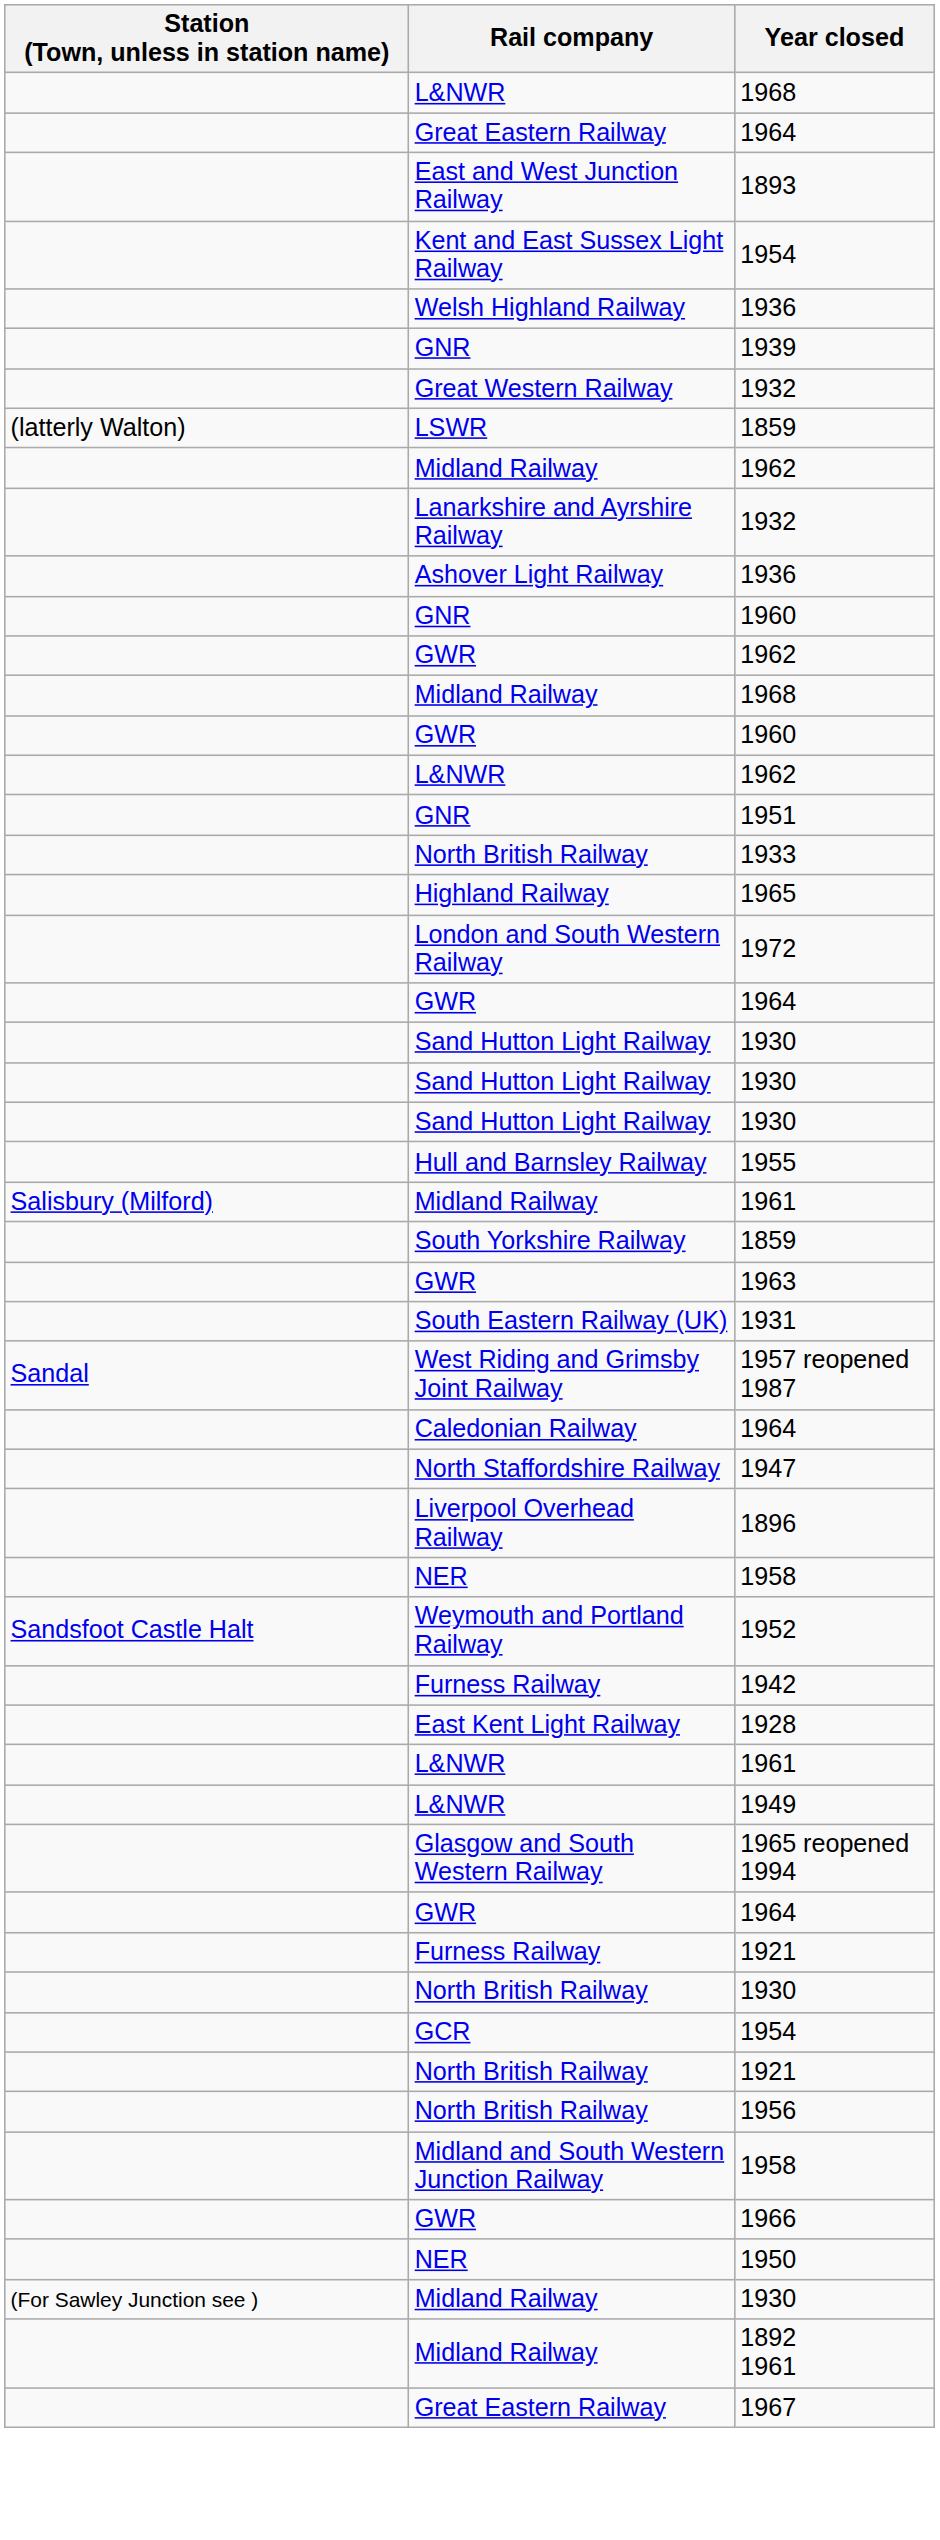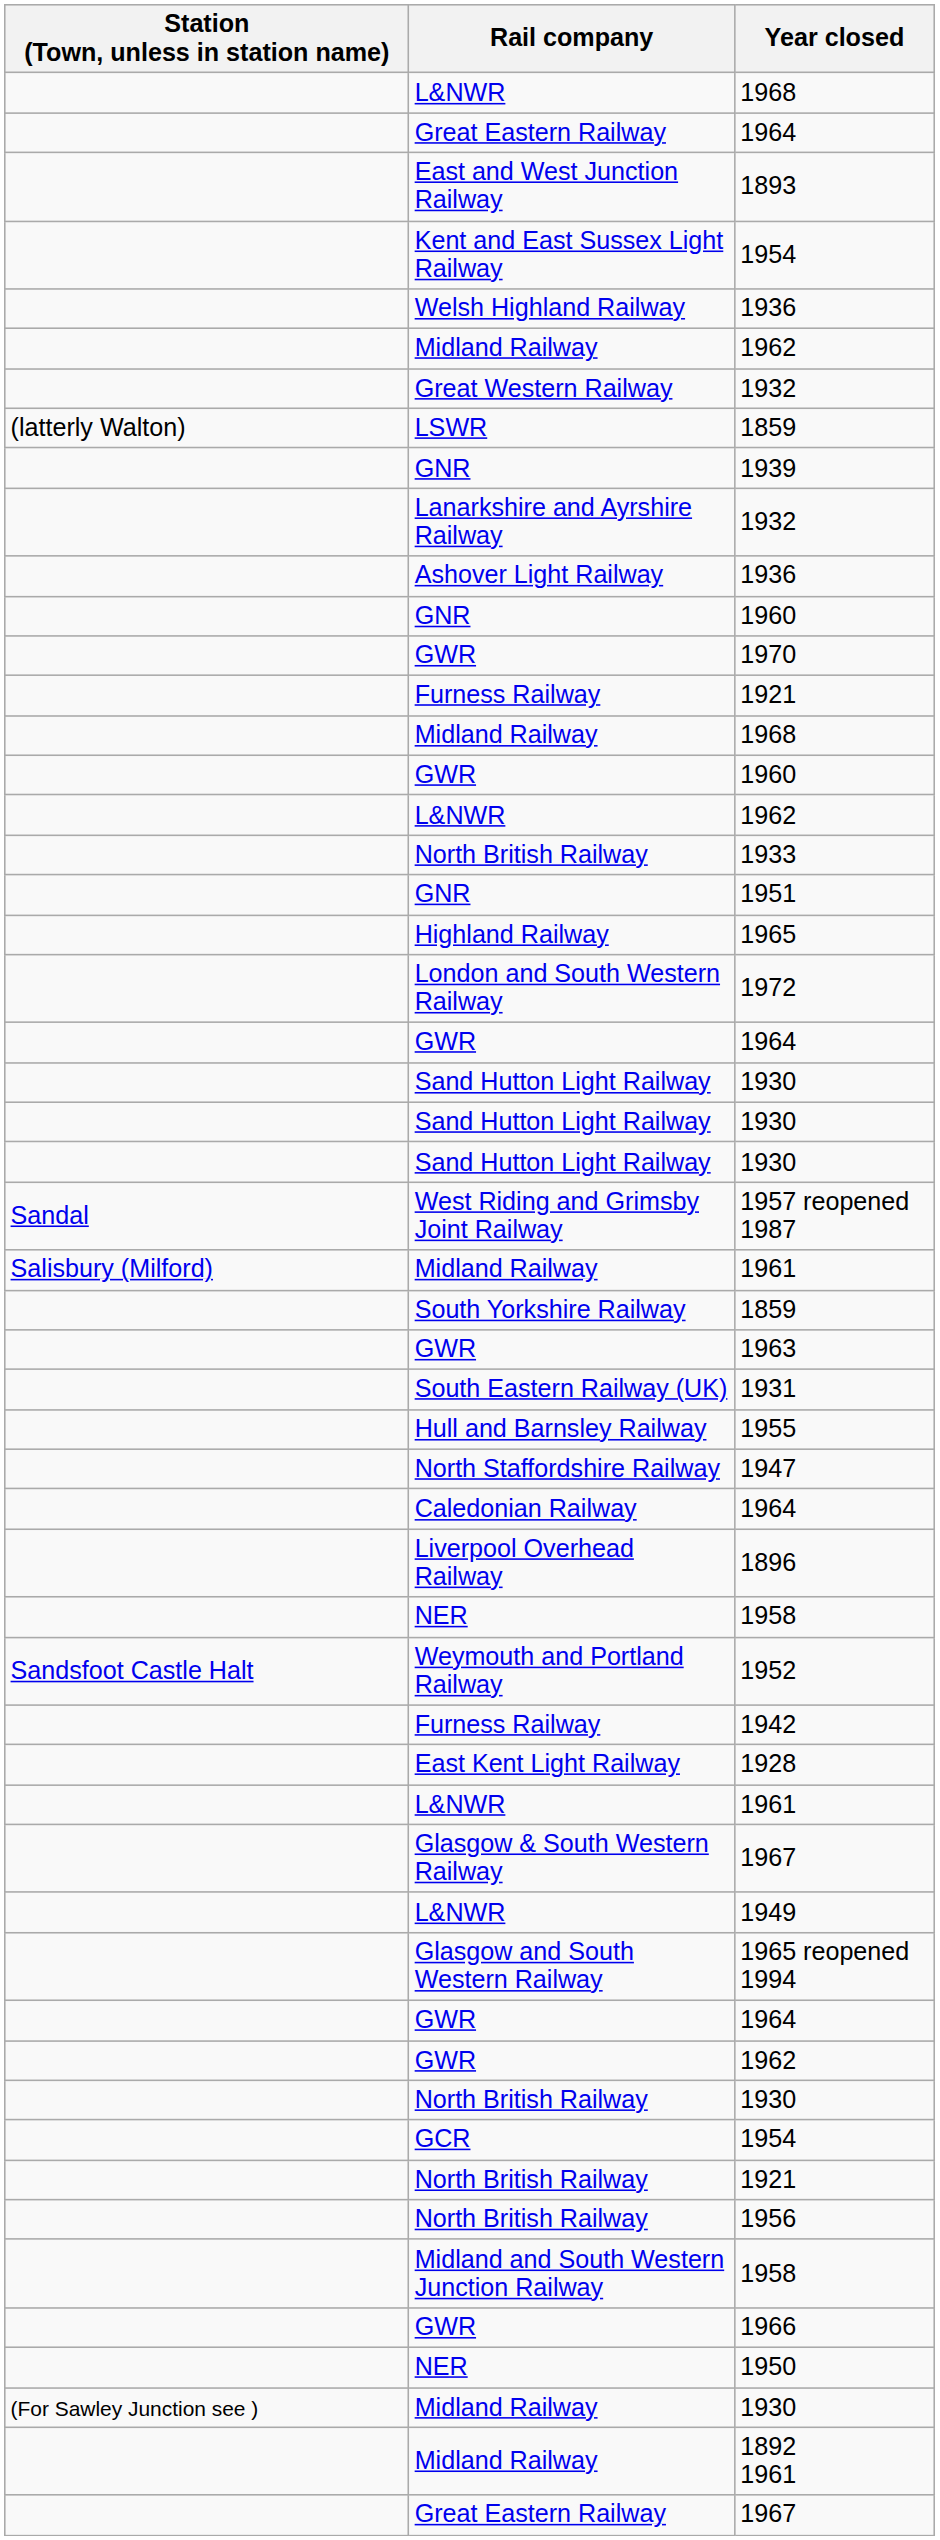rows swapped: (506, 467) <-> (443, 348)
+ row: (445, 655)
rows swapped: (507, 1951) <-> (445, 655)
rows swapped: (531, 854) <-> (443, 814)
rows swapped: (557, 1375) <-> (561, 1161)
rows swapped: (526, 1428) <-> (567, 1468)
+ row: (562, 1858)
